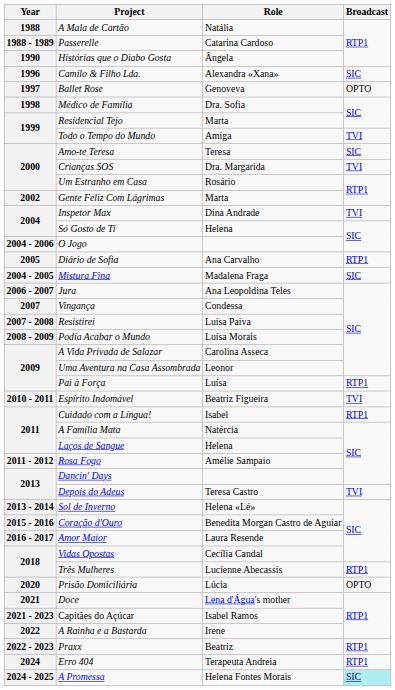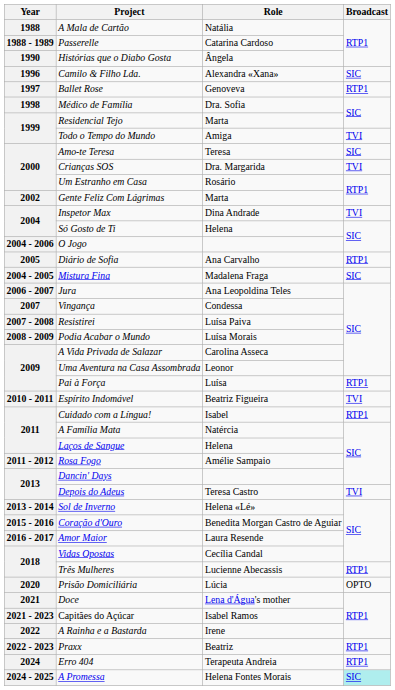(359, 89) OPTO -> (357, 89) RTP1
